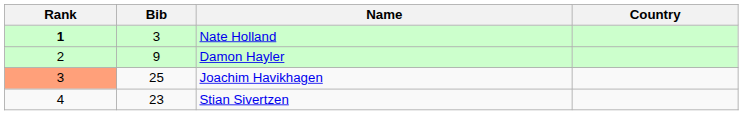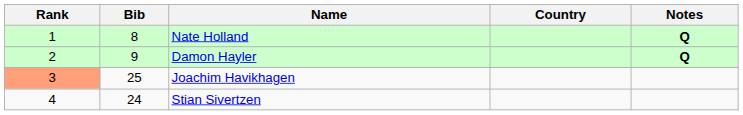+ column: (685, 15)
(60, 36) bold -> (52, 36) normal
(156, 36) 3 -> (134, 36) 8
(156, 99) 23 -> (134, 99) 24
